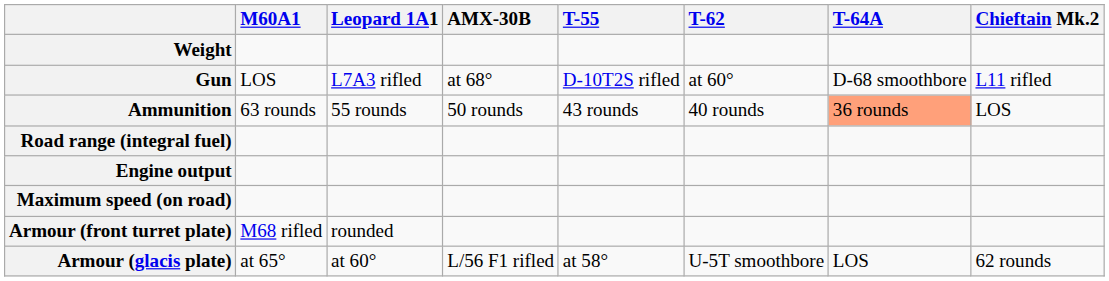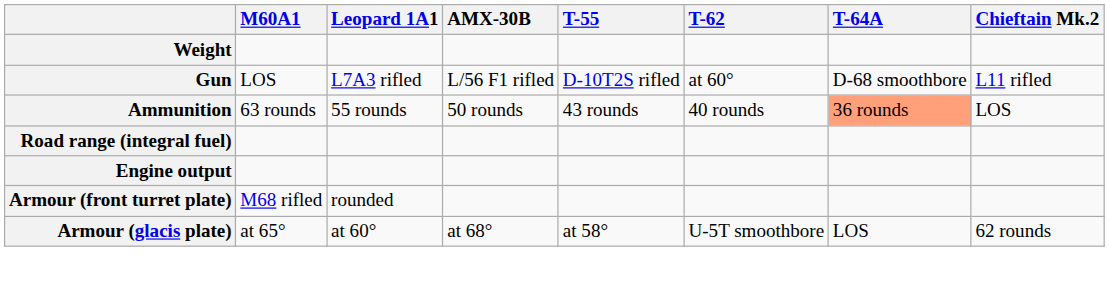(470, 79) at 68° -> (501, 79) L/56 F1 rifled
- row: (124, 200)
(501, 261) L/56 F1 rifled -> (470, 230) at 68°
